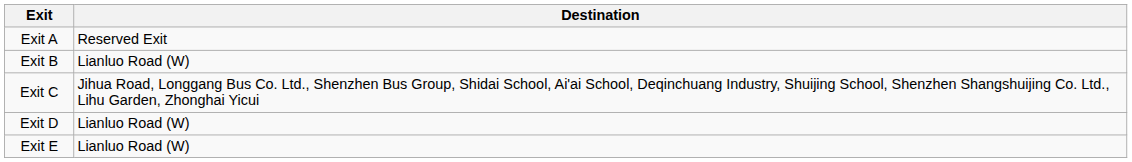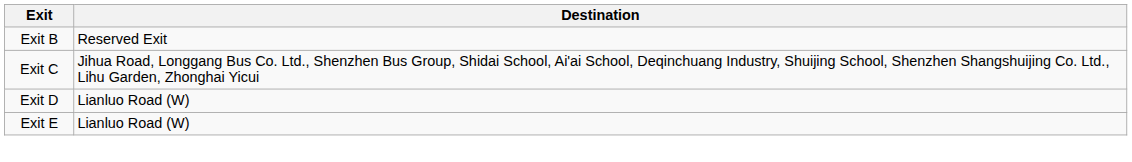- row: (39, 38)
(133, 61) Lianluo Road (W) -> (122, 38) Reserved Exit
